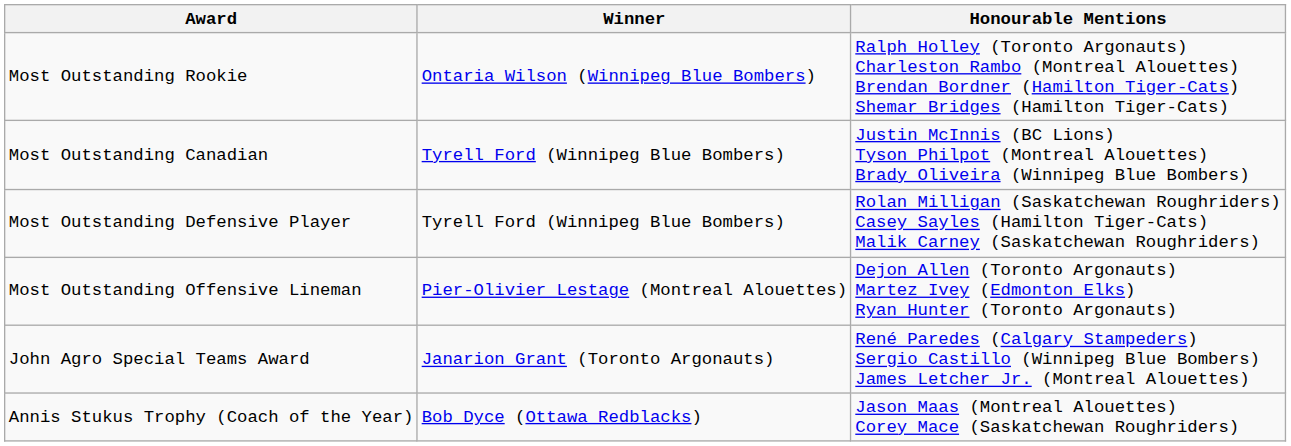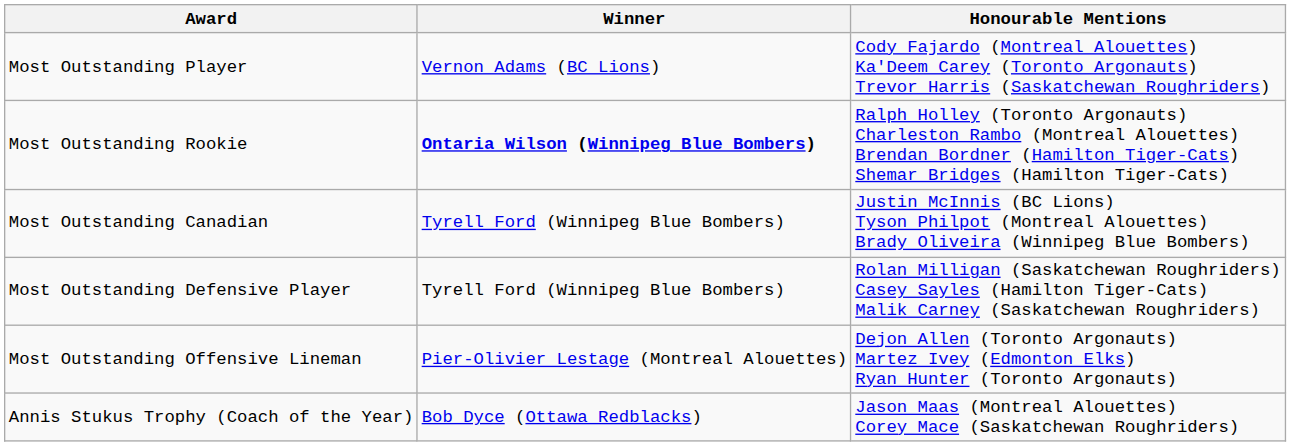+ row: (128, 67)
(619, 77) normal -> (619, 145) bold
- row: (159, 359)
